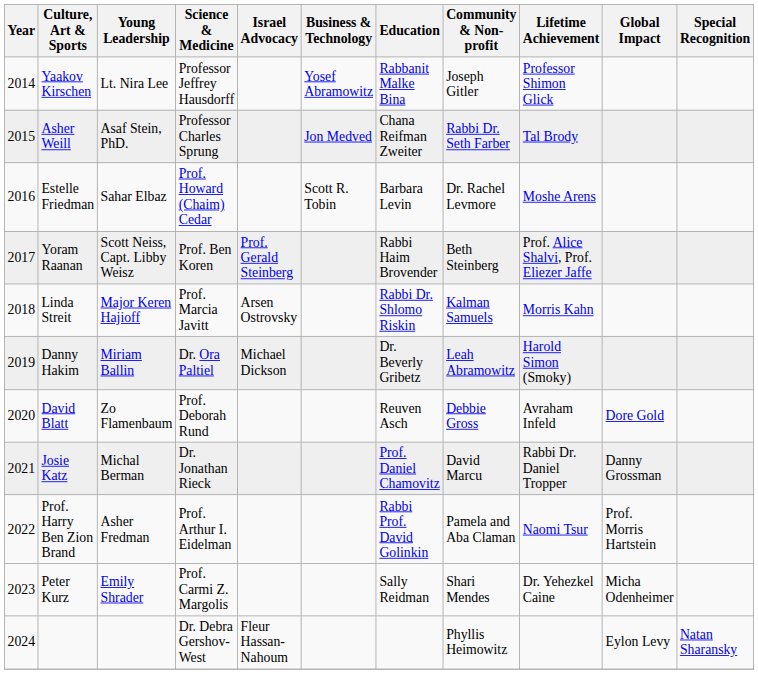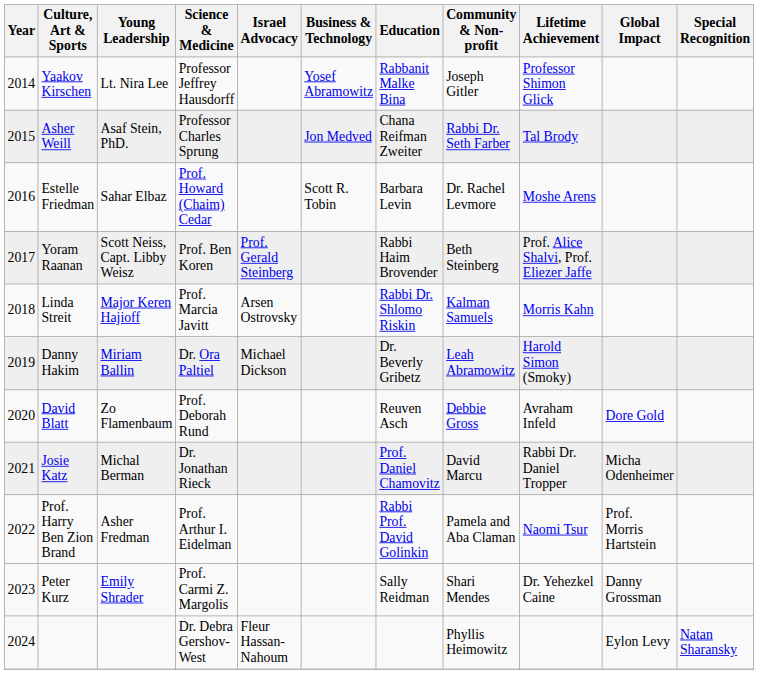(633, 468) Danny Grossman -> (640, 468) Micha Odenheimer
(640, 589) Micha Odenheimer -> (633, 589) Danny Grossman
